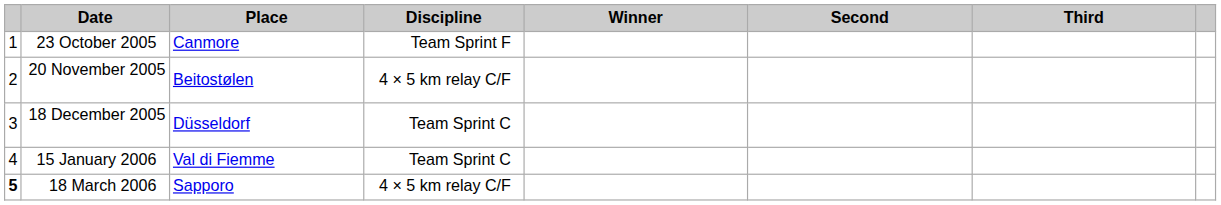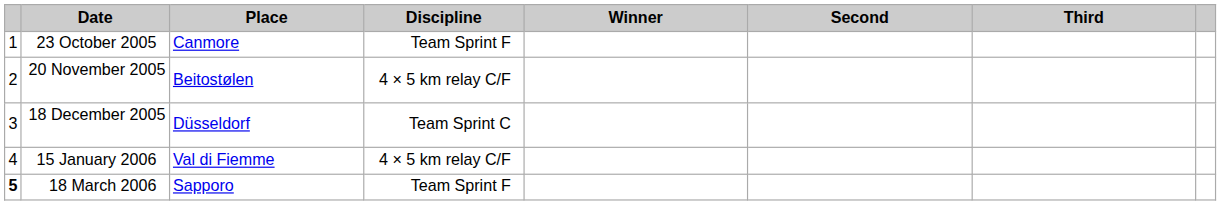(464, 160) Team Sprint C -> (449, 160) 4 × 5 km relay C/F
(449, 186) 4 × 5 km relay C/F -> (465, 186) Team Sprint F
